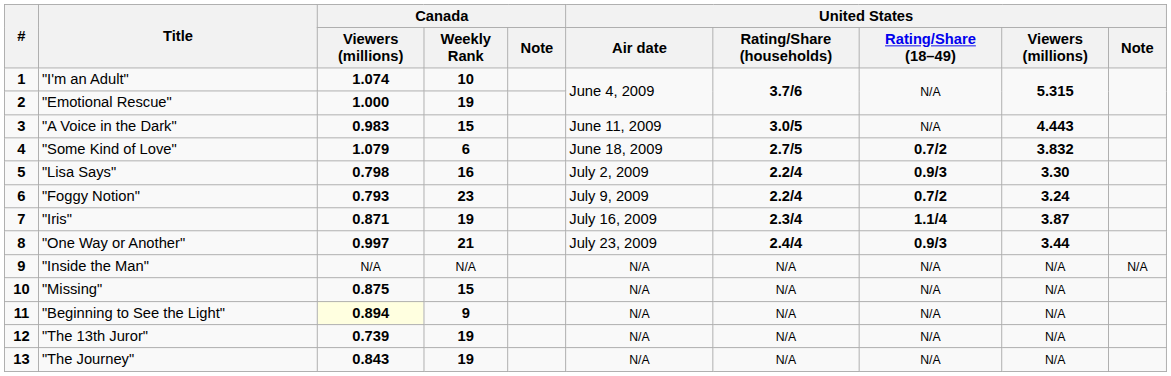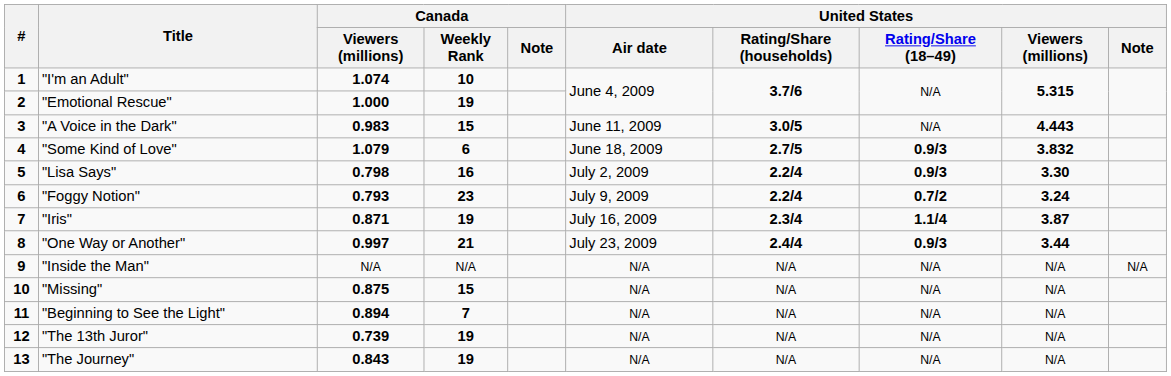(930, 149) 0.7/2 -> (930, 149) 0.9/3
(371, 312) lightyellow background -> (371, 312) no background
(466, 312) 9 -> (466, 312) 7
